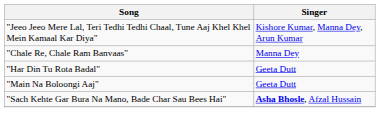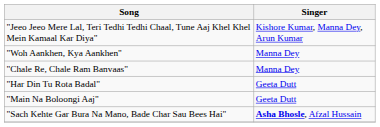+ row: (64, 53)
